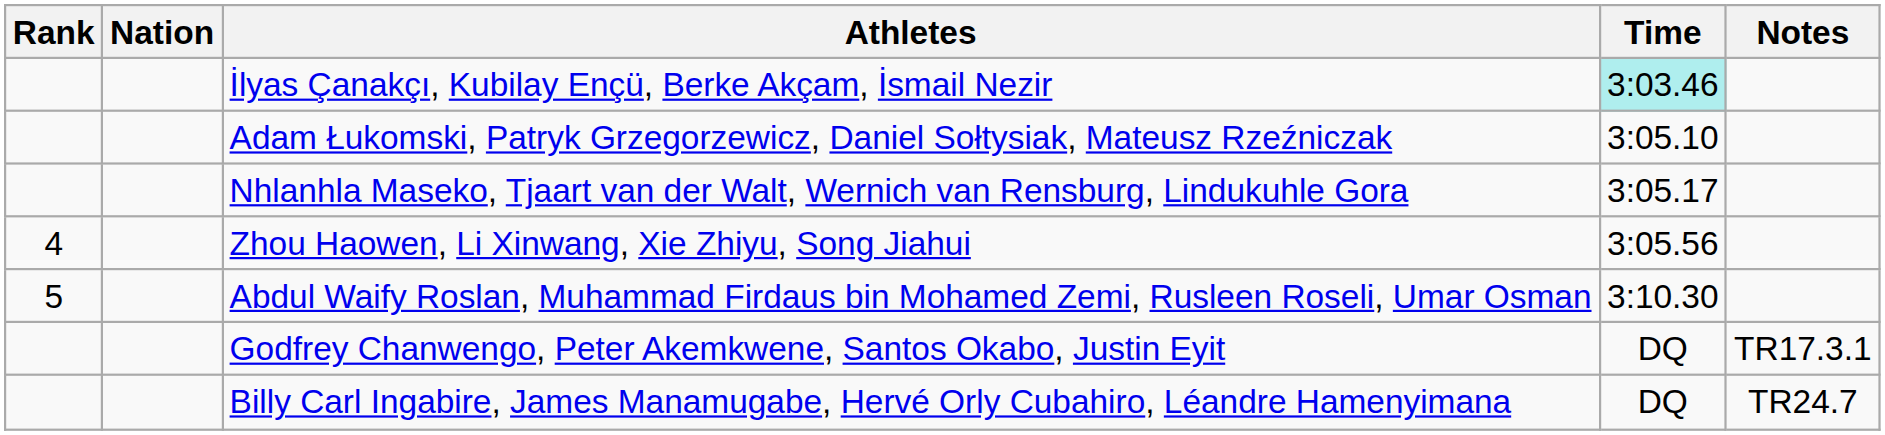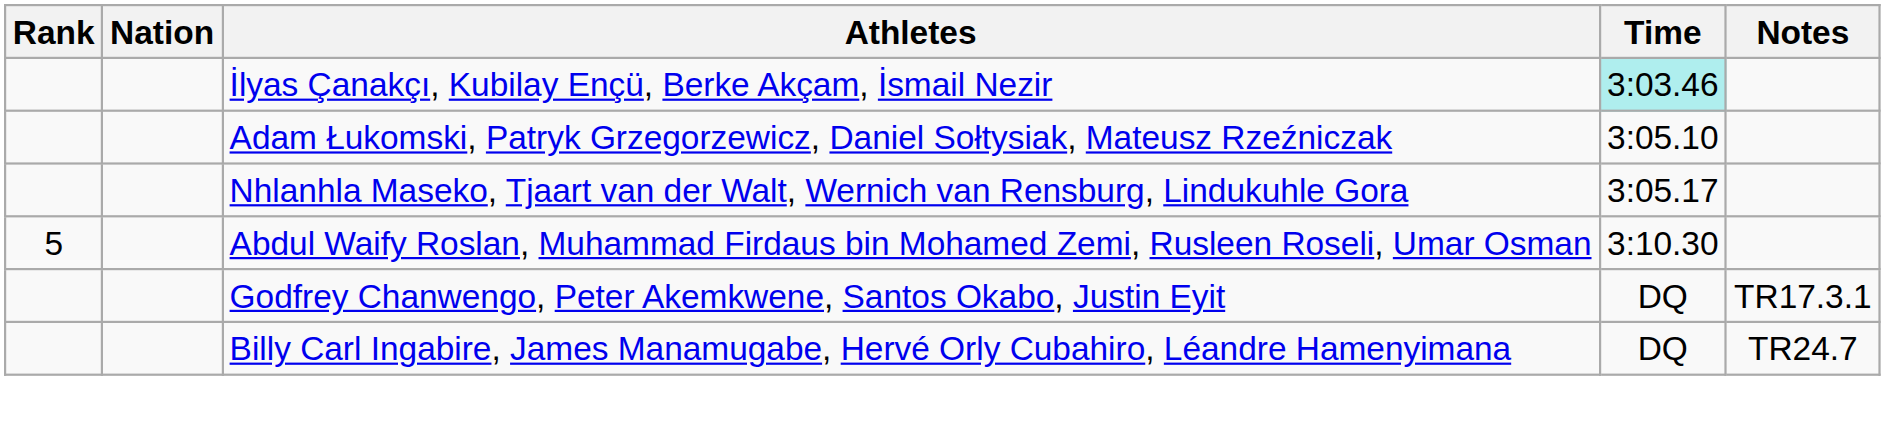- row: (600, 244)
